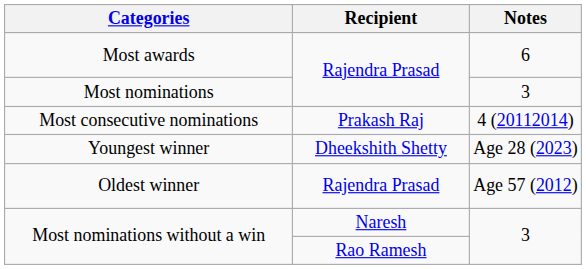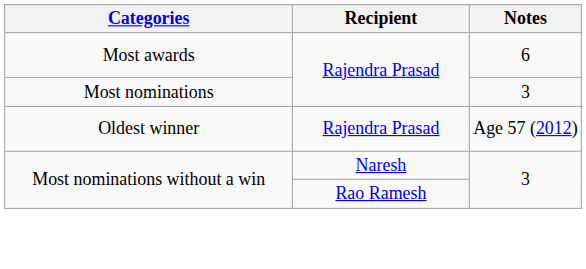- row: (149, 120)
- row: (149, 148)
